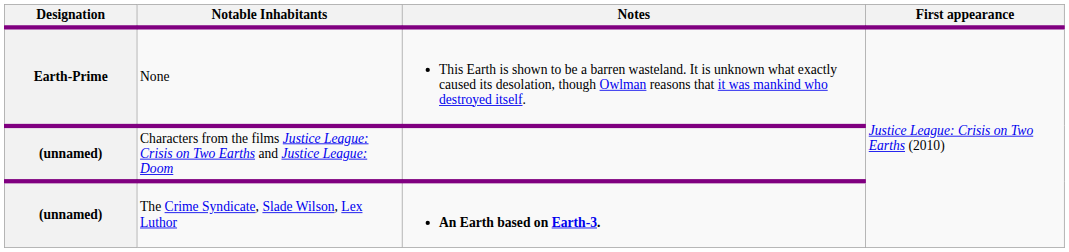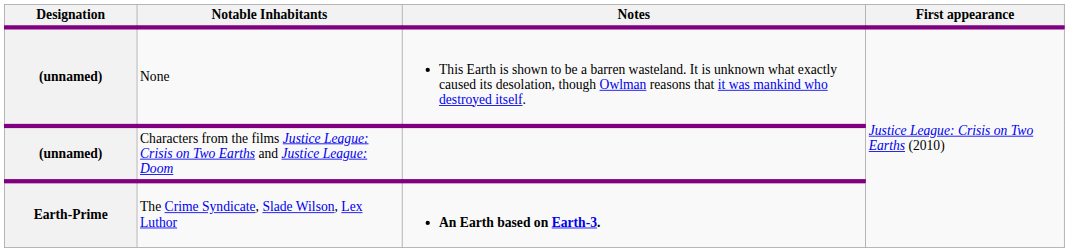(71, 76) Earth-Prime -> (71, 76) (unnamed)
(71, 215) (unnamed) -> (71, 215) Earth-Prime
